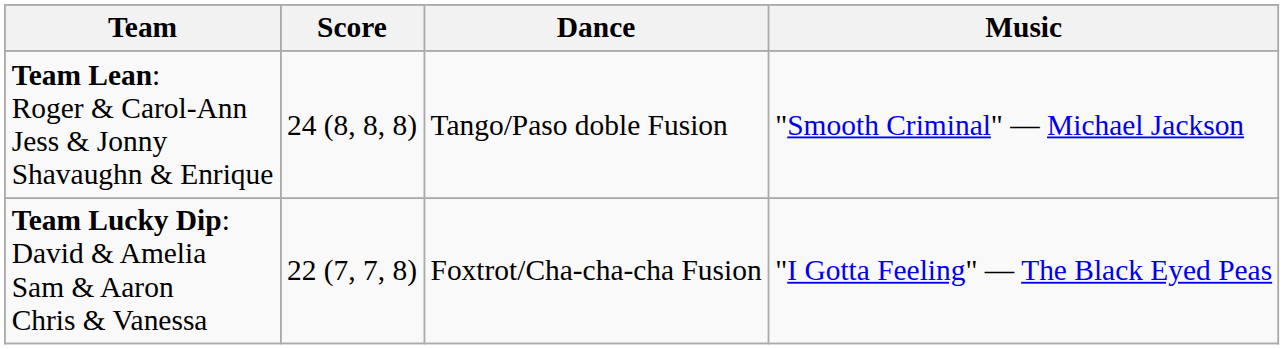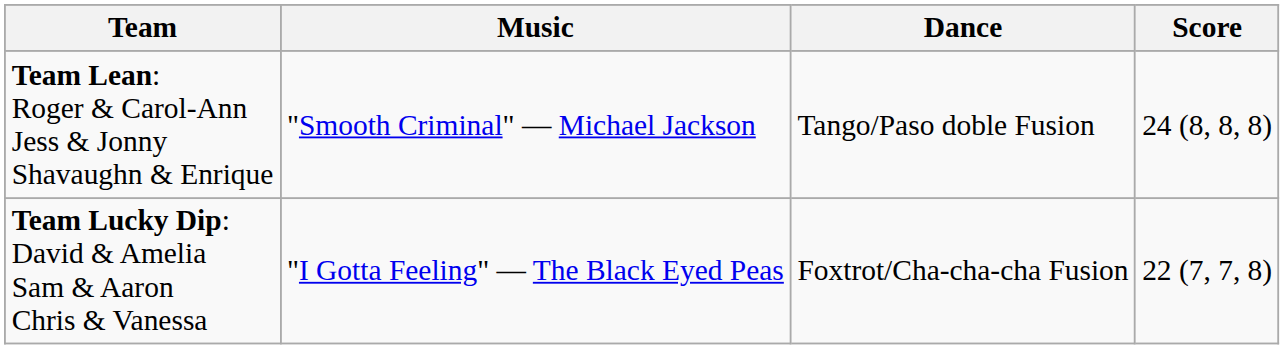columns swapped: (352, 27) <-> (1024, 27)
